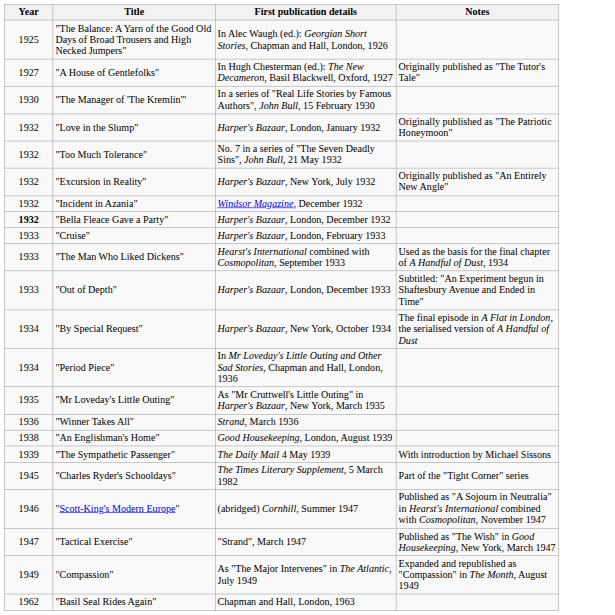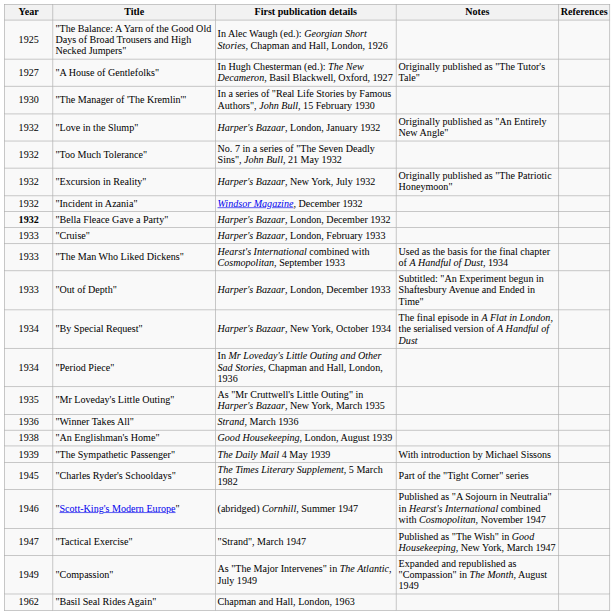+ column: (584, 12)
(475, 127) Originally published as "The Patriotic Honeymoon" -> (473, 127) Originally published as "An Entirely New Angle"
(473, 182) Originally published as "An Entirely New Angle" -> (475, 182) Originally published as "The Patriotic Honeymoon"
